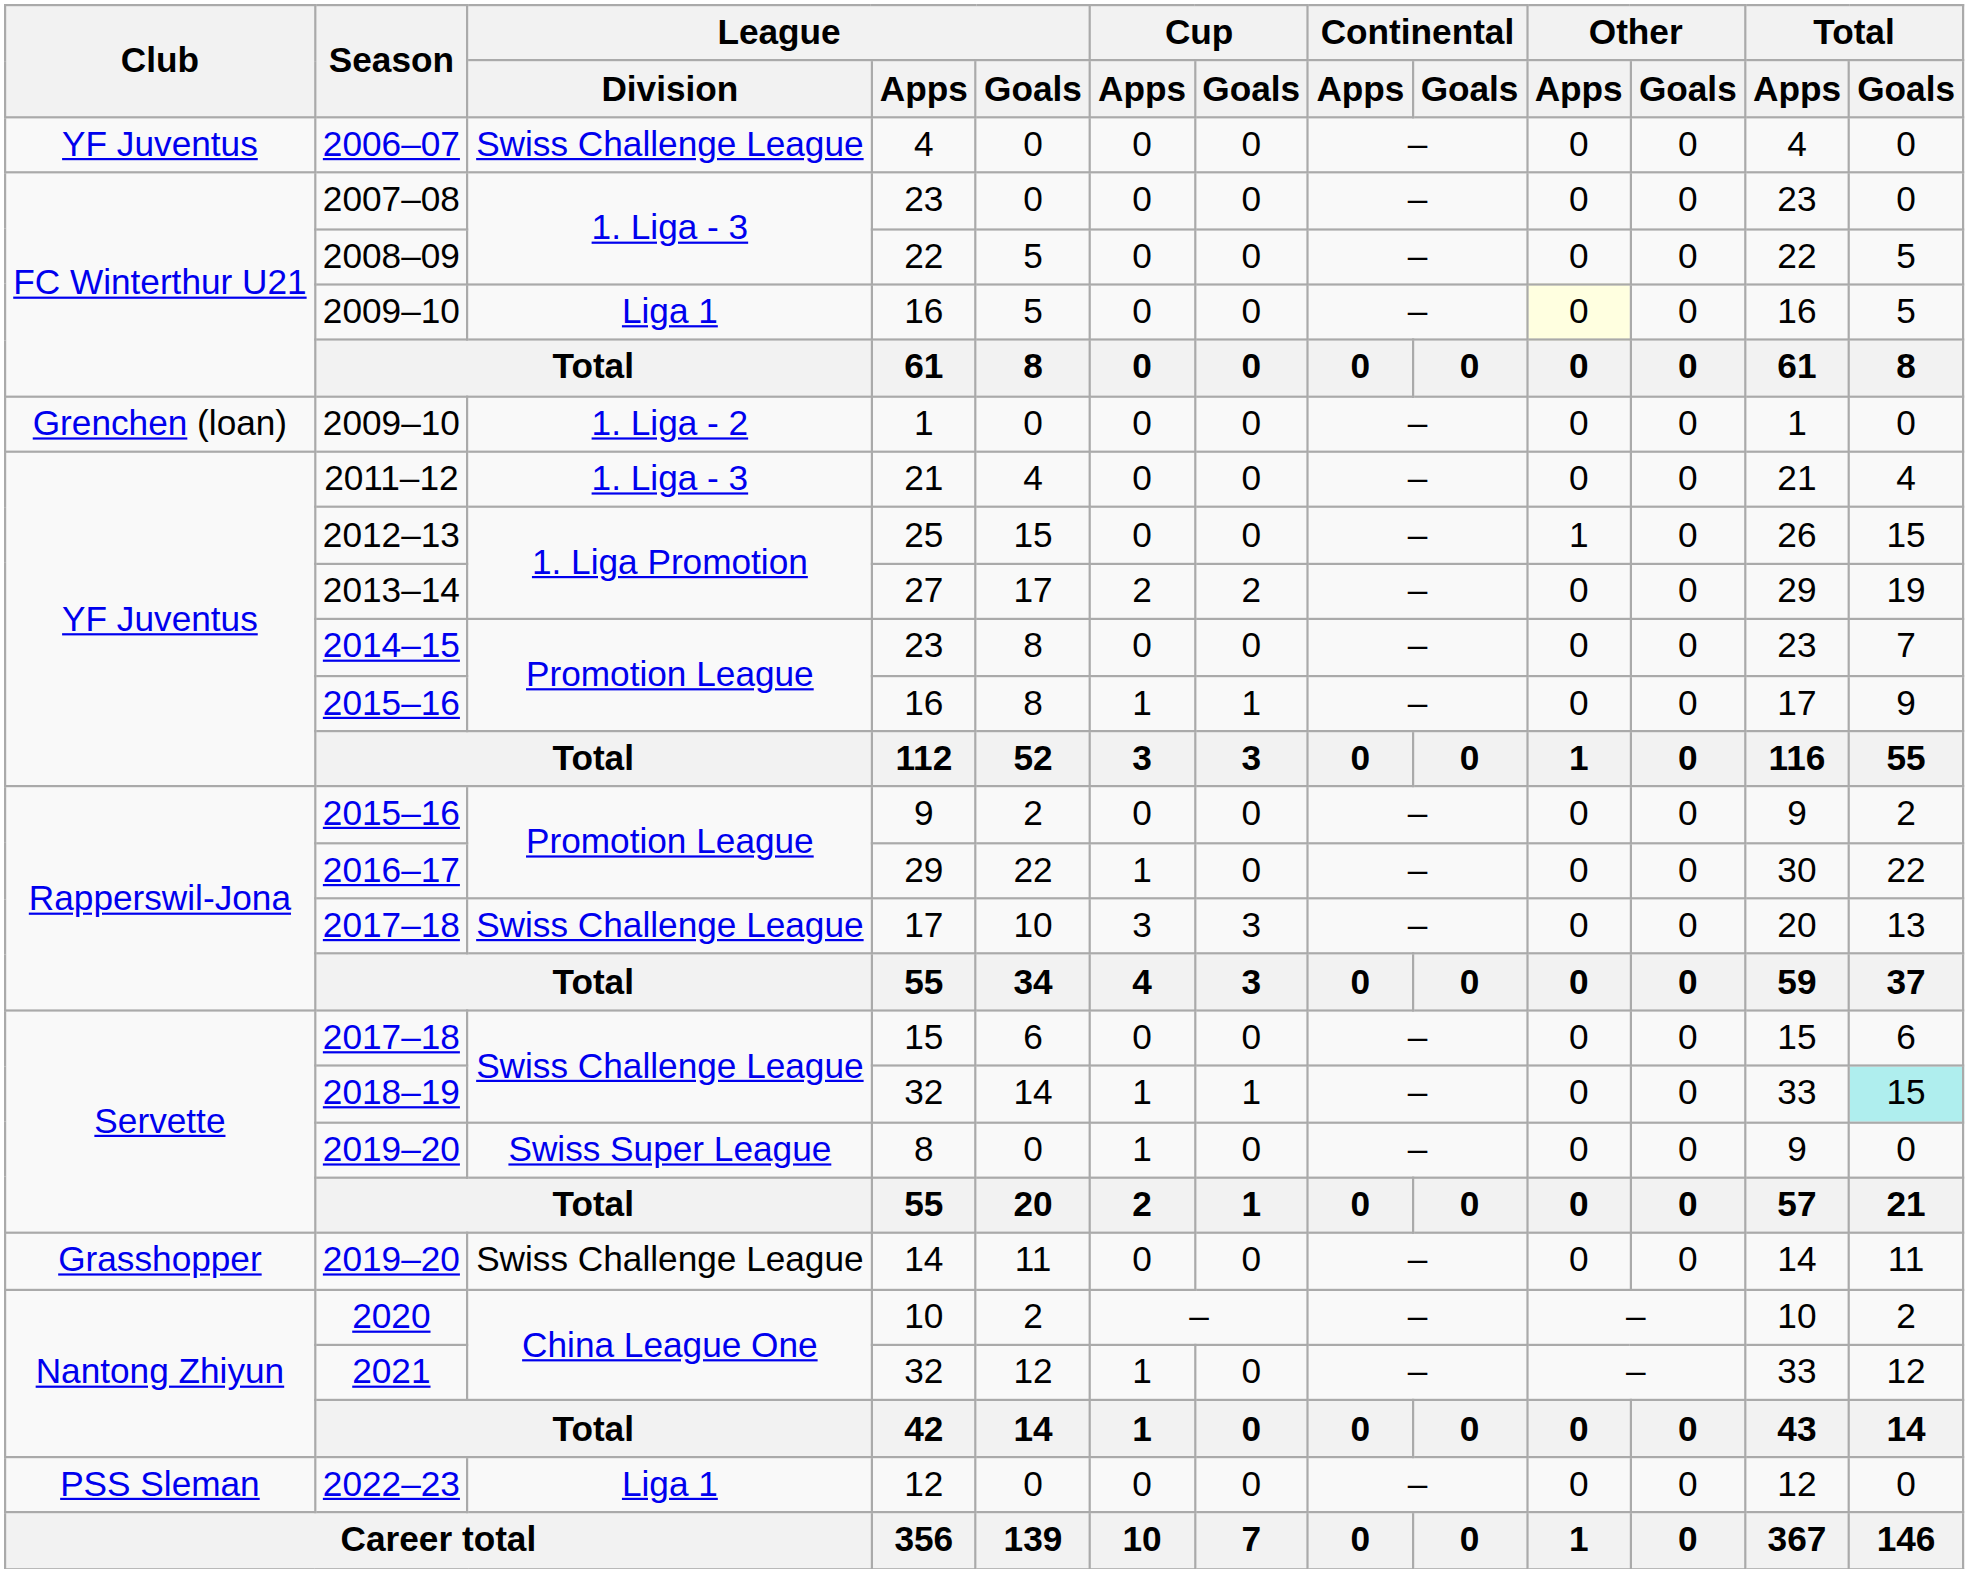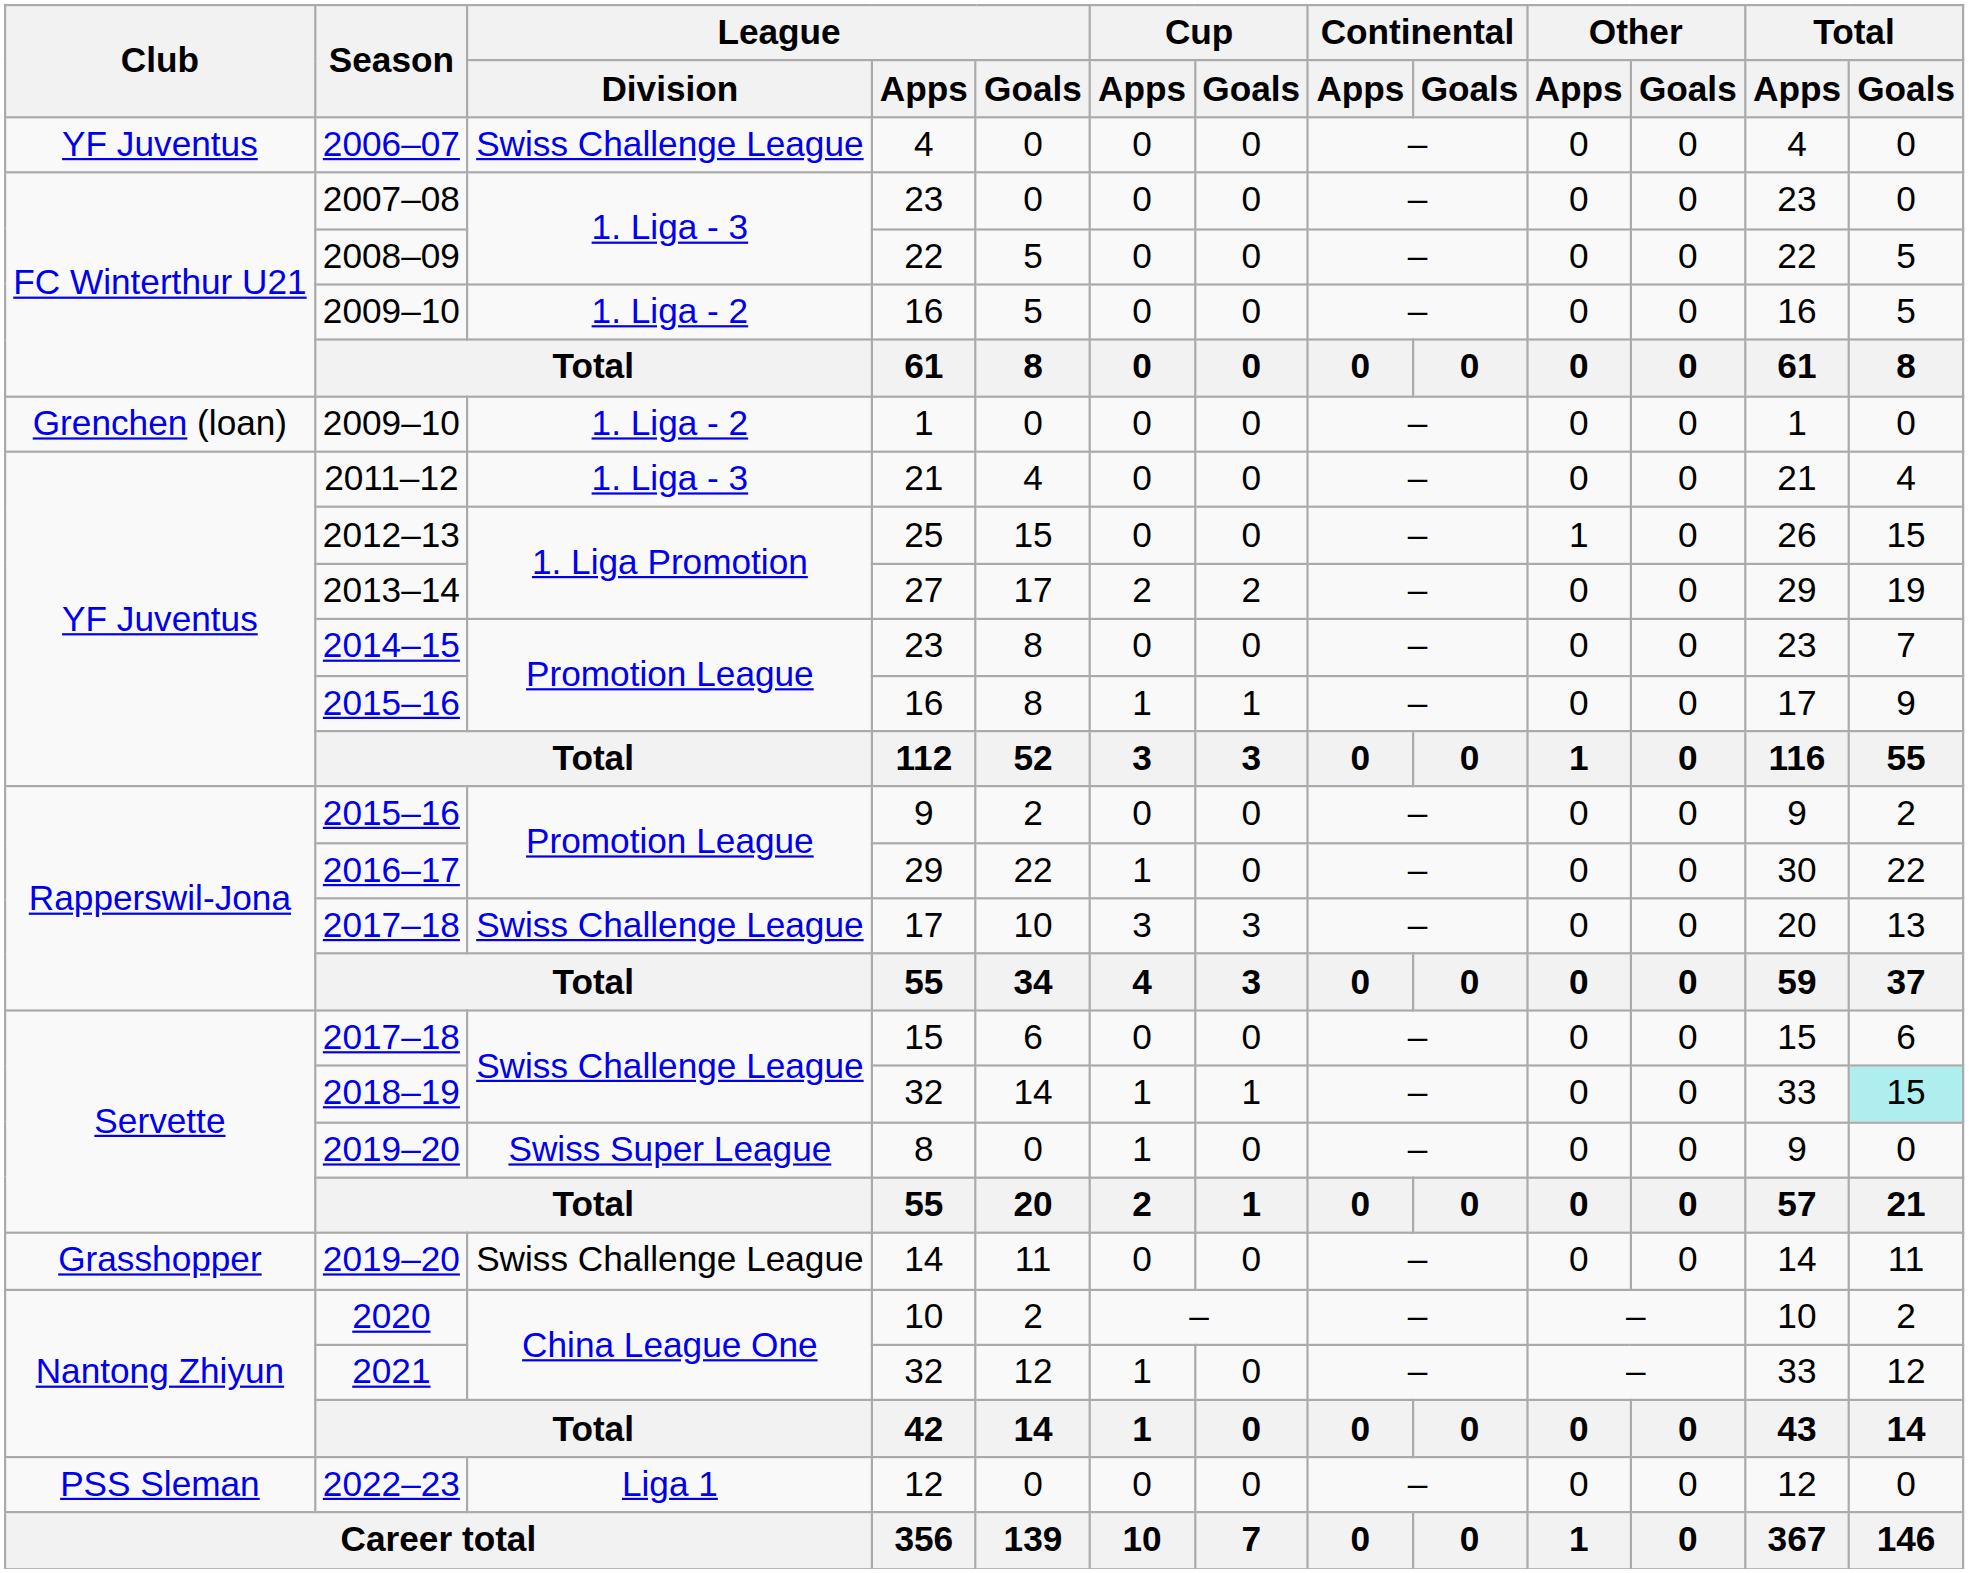(670, 311) Liga 1 -> (670, 311) 1. Liga - 2
(1579, 311) lightyellow background -> (1579, 311) no background
